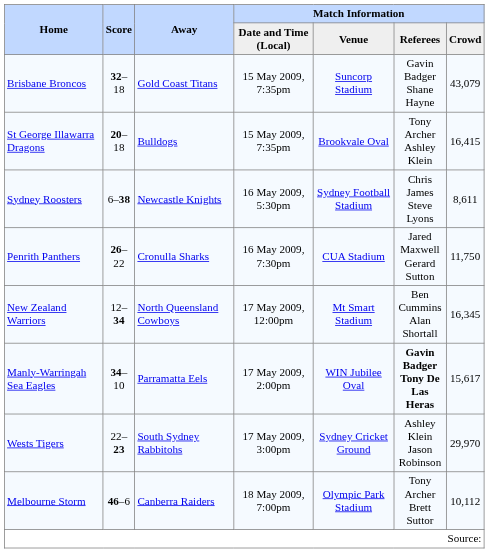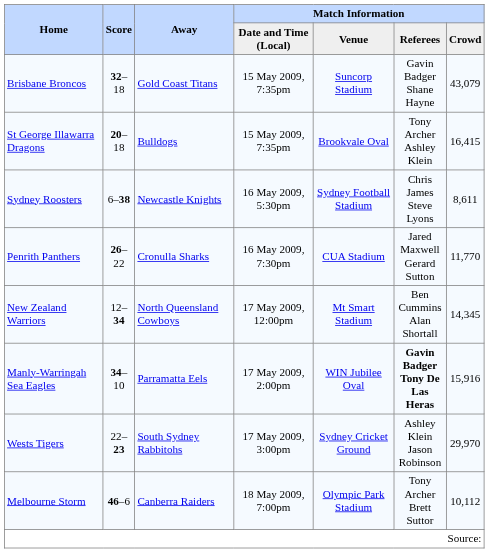(465, 256) 11,750 -> (465, 256) 11,770
(465, 314) 16,345 -> (465, 314) 14,345
(465, 378) 15,617 -> (465, 378) 15,916
